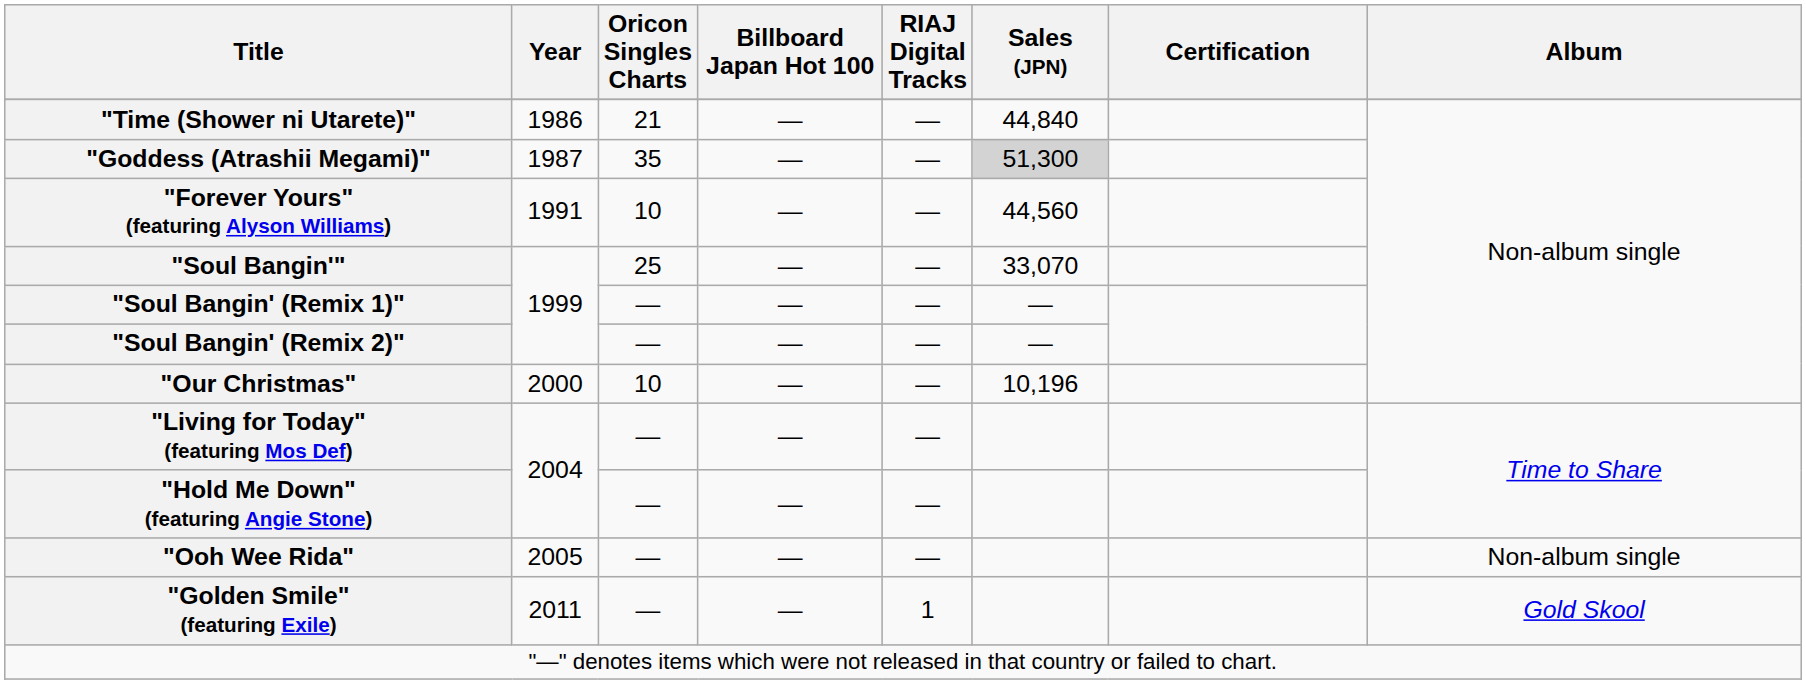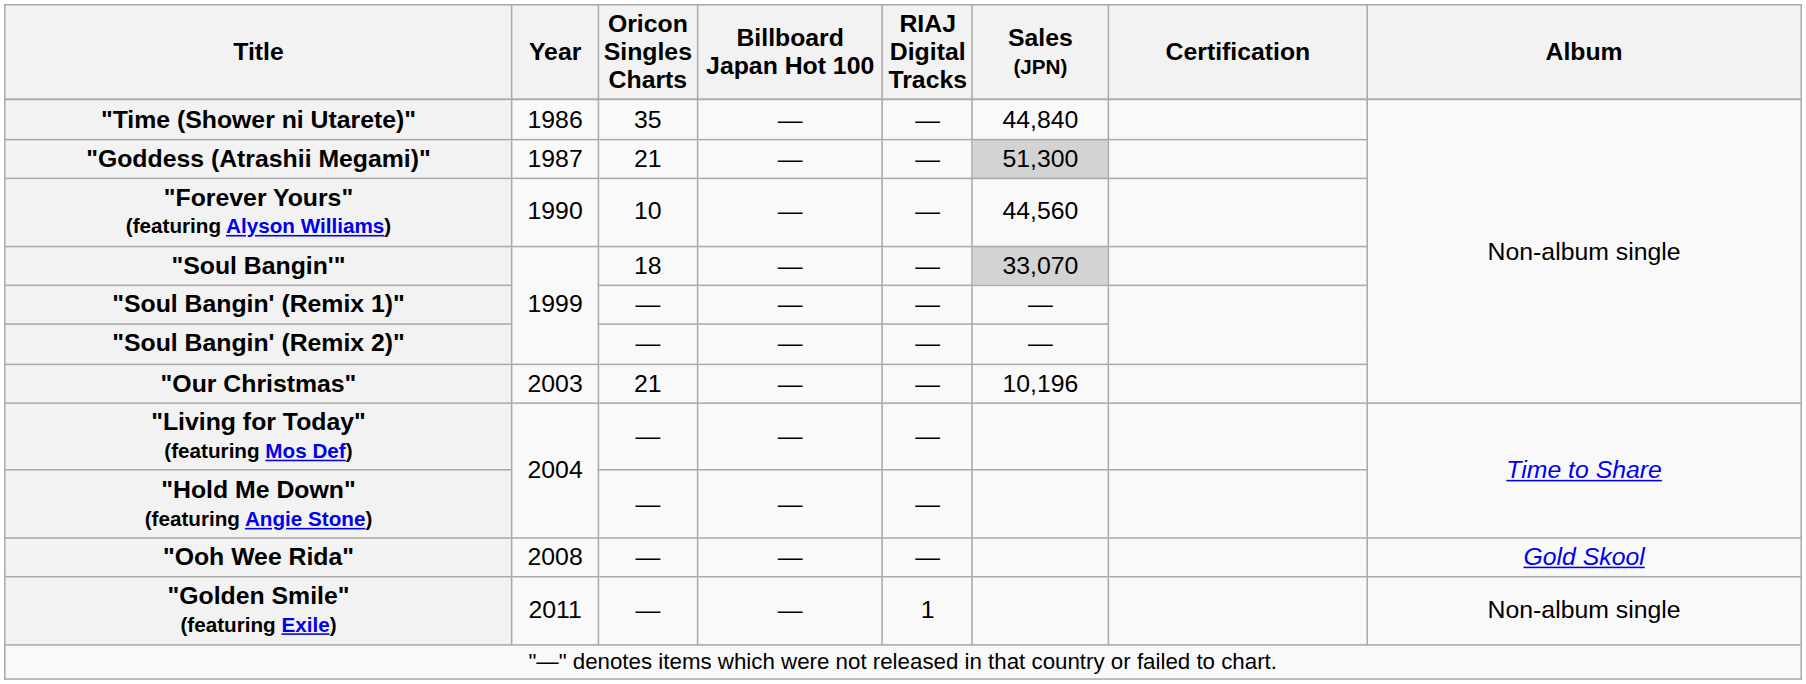(648, 119) 21 -> (648, 119) 35
(648, 158) 35 -> (648, 158) 21
(555, 211) 1991 -> (555, 211) 1990
(648, 265) 25 -> (648, 265) 18
(1040, 265) no background -> (1040, 265) lightgrey background
(555, 383) 2000 -> (555, 383) 2003
(648, 383) 10 -> (648, 383) 21
(555, 556) 2005 -> (555, 556) 2008
(1584, 556) Non-album single -> (1584, 556) Gold Skool
(1584, 610) Gold Skool -> (1584, 610) Non-album single
